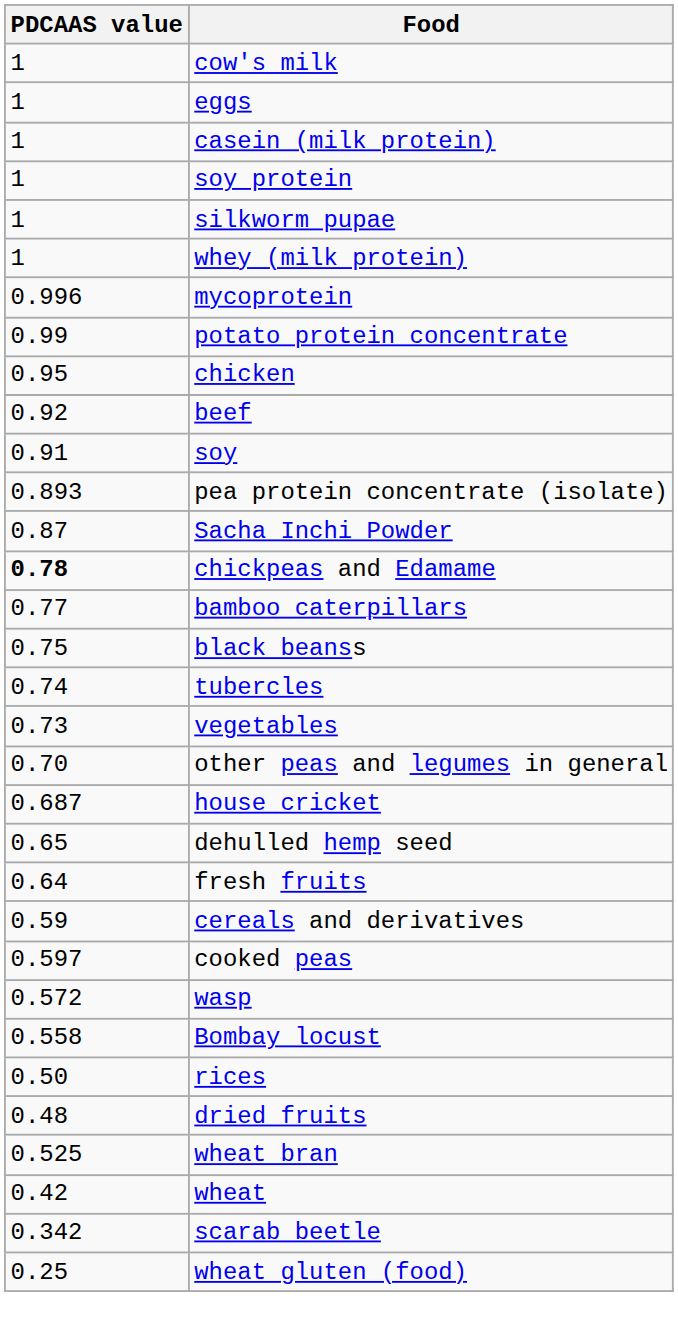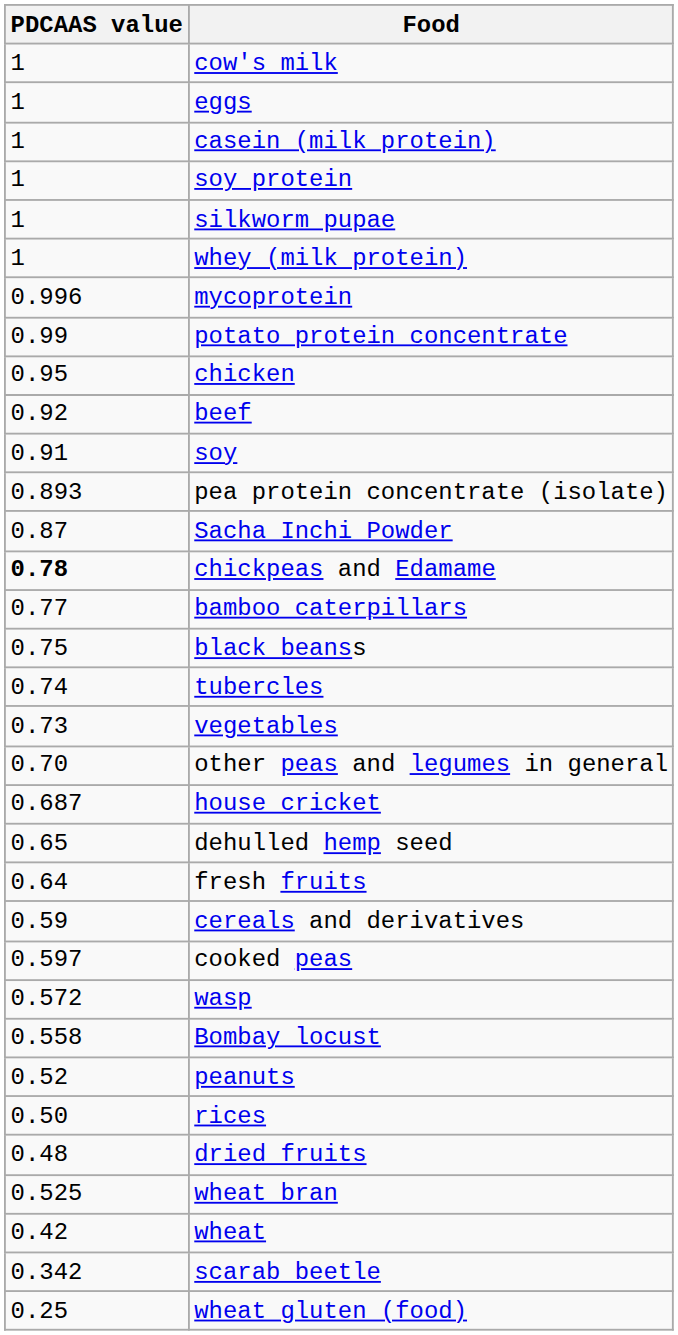+ row: (245, 1077)
